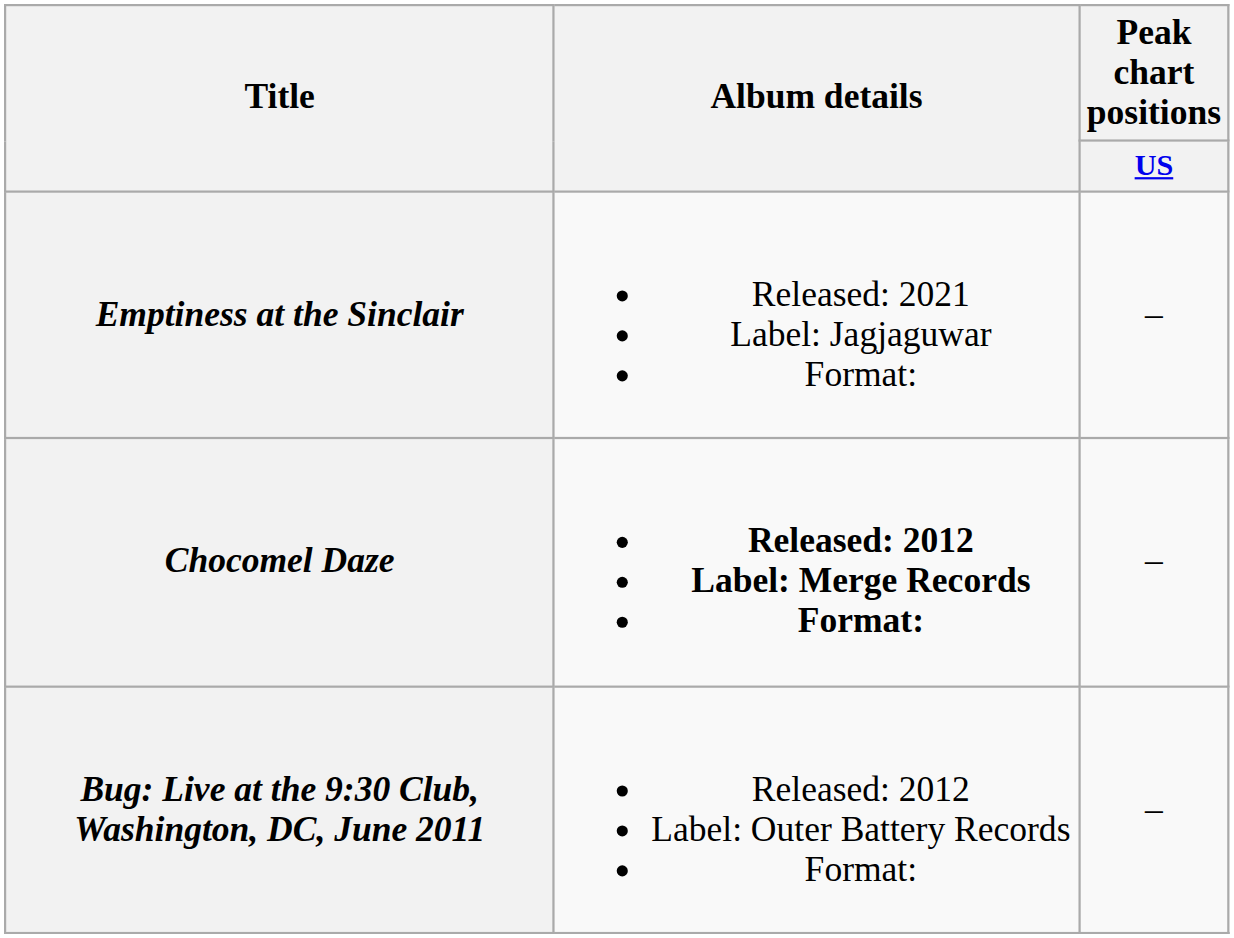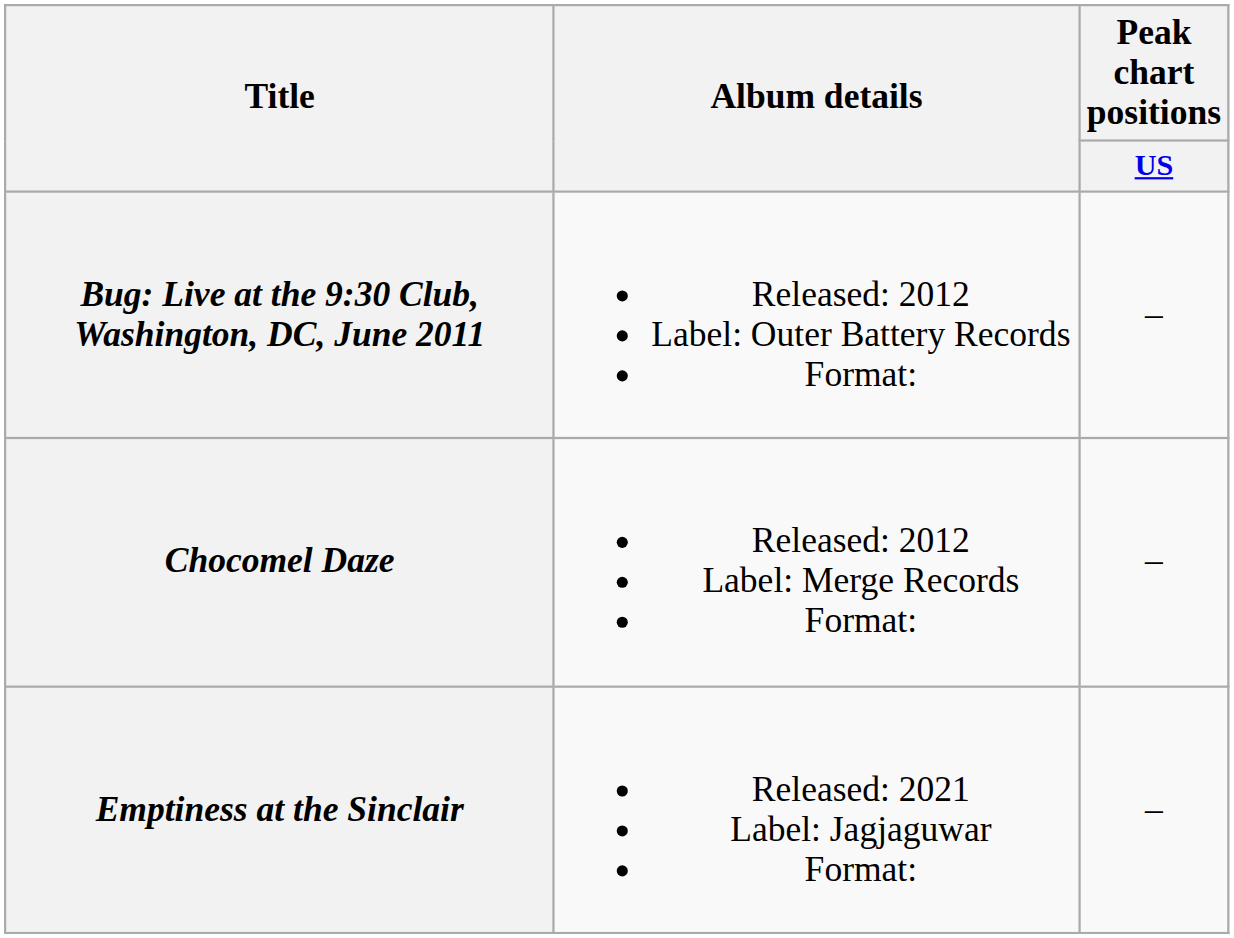rows swapped: (280, 808) <-> (280, 314)
(816, 582) bold -> (816, 582) normal
